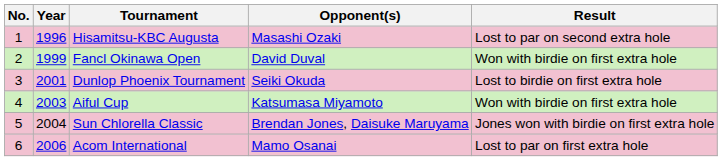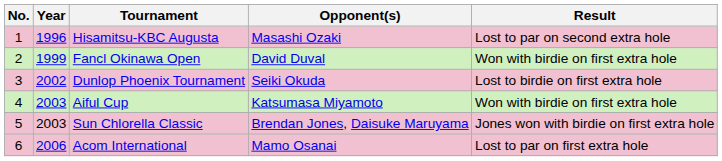(51, 80) 2001 -> (51, 80) 2002
(51, 124) 2004 -> (51, 124) 2003
